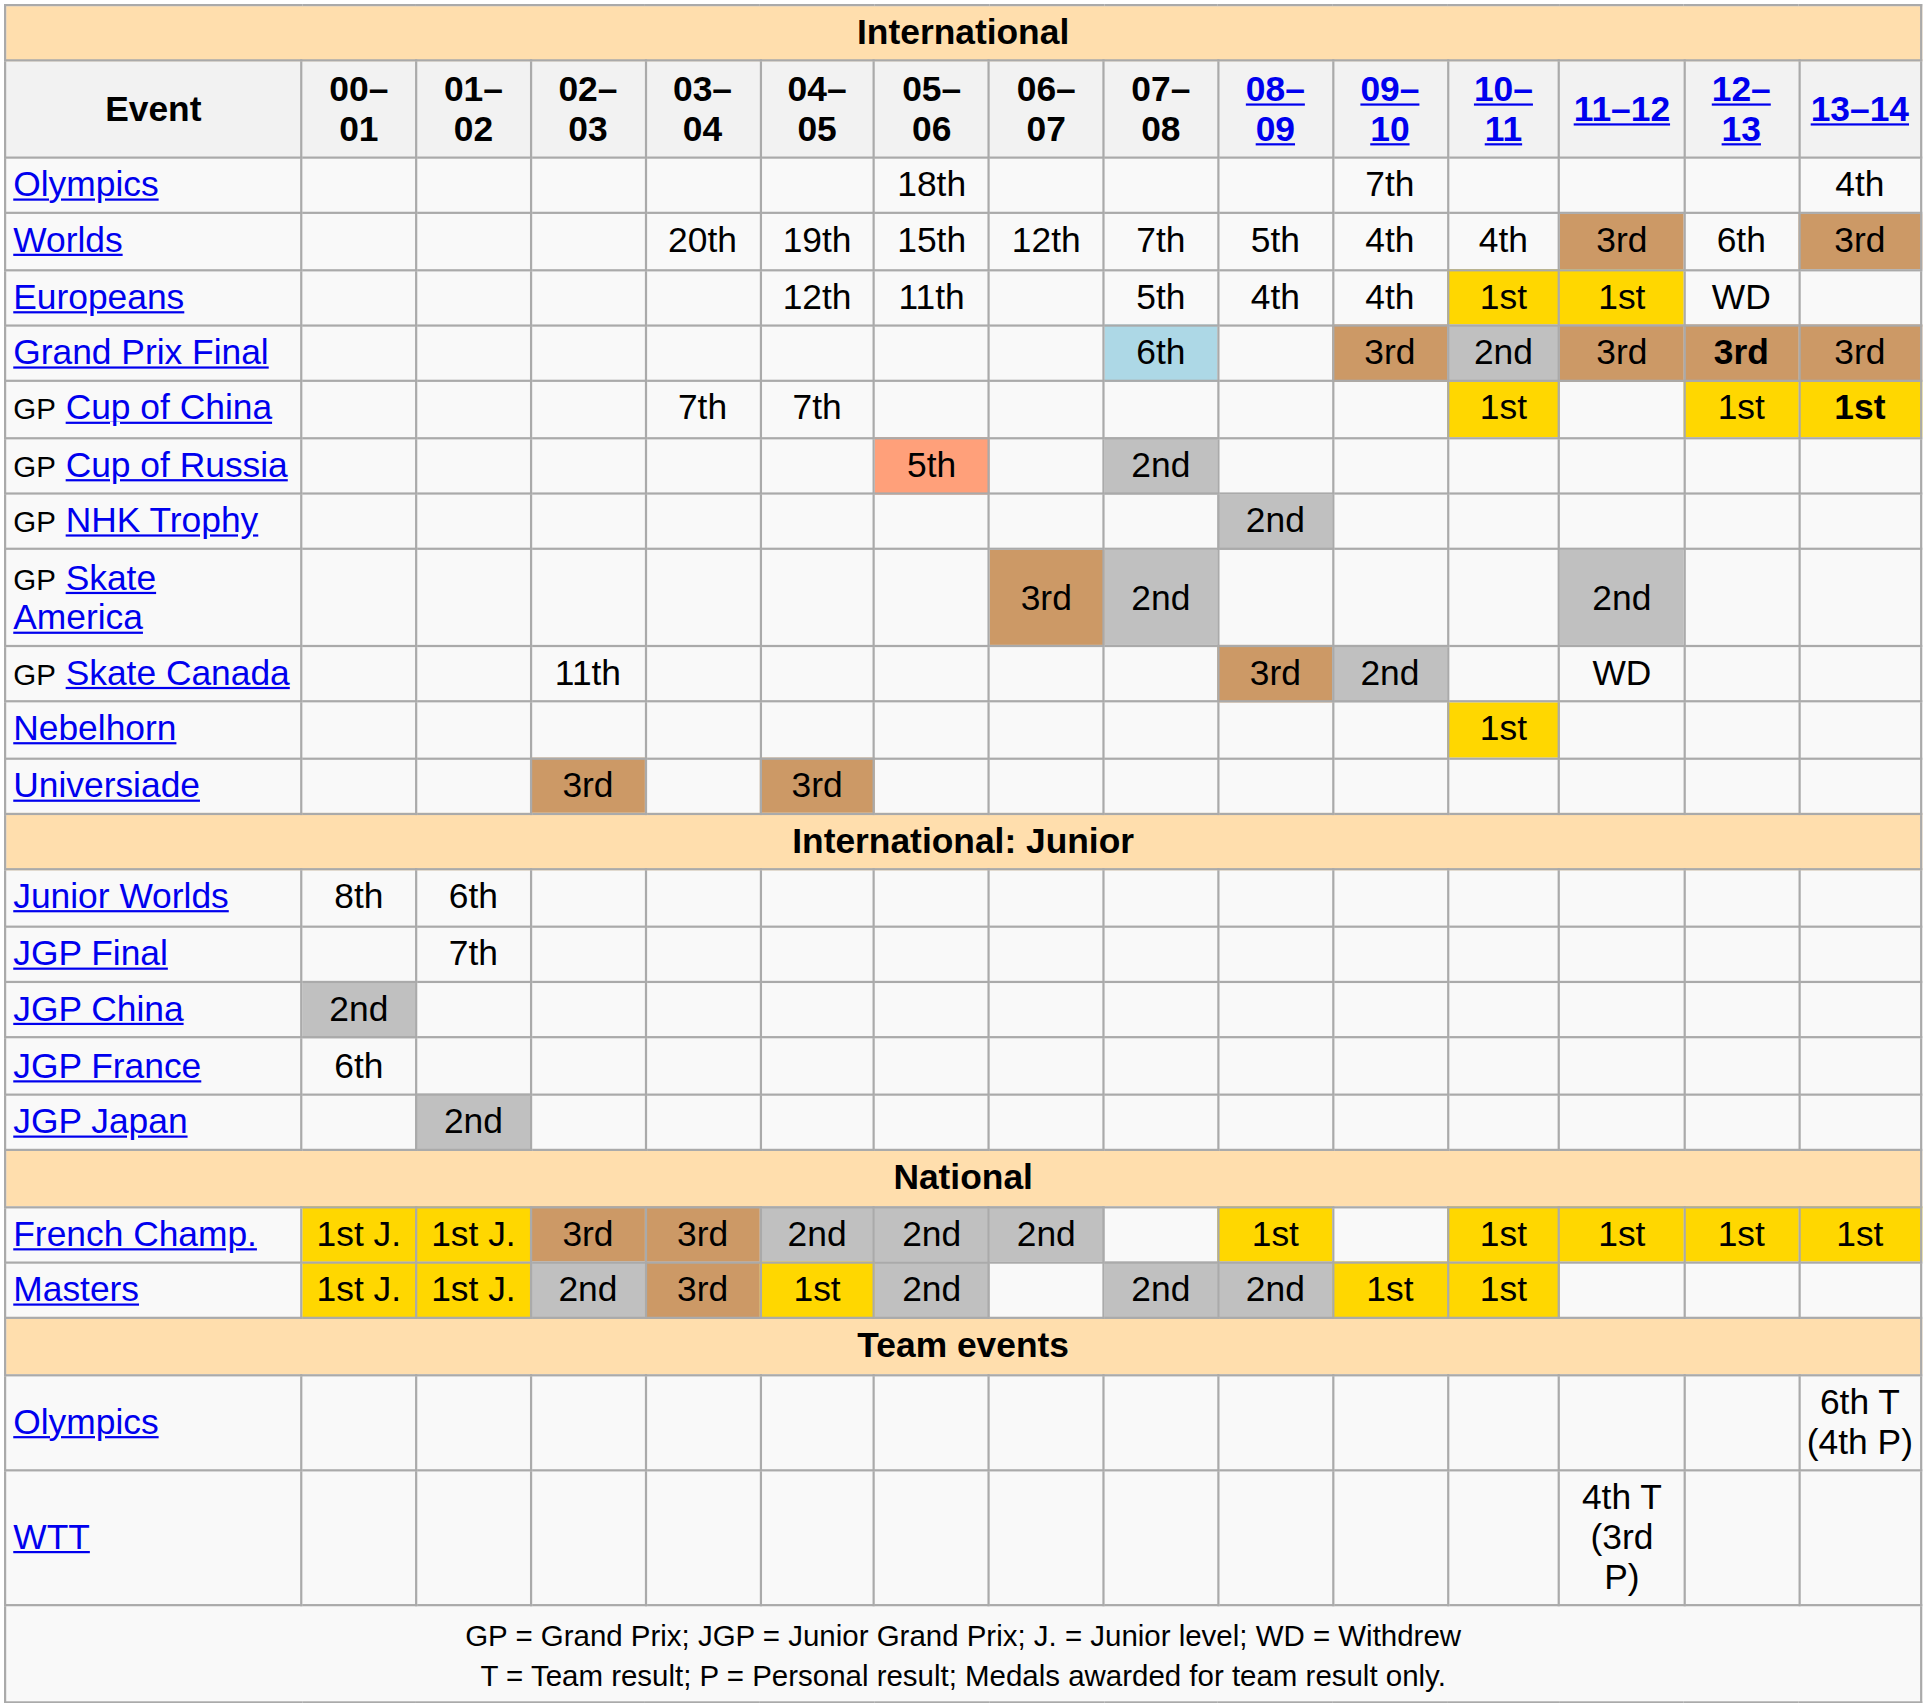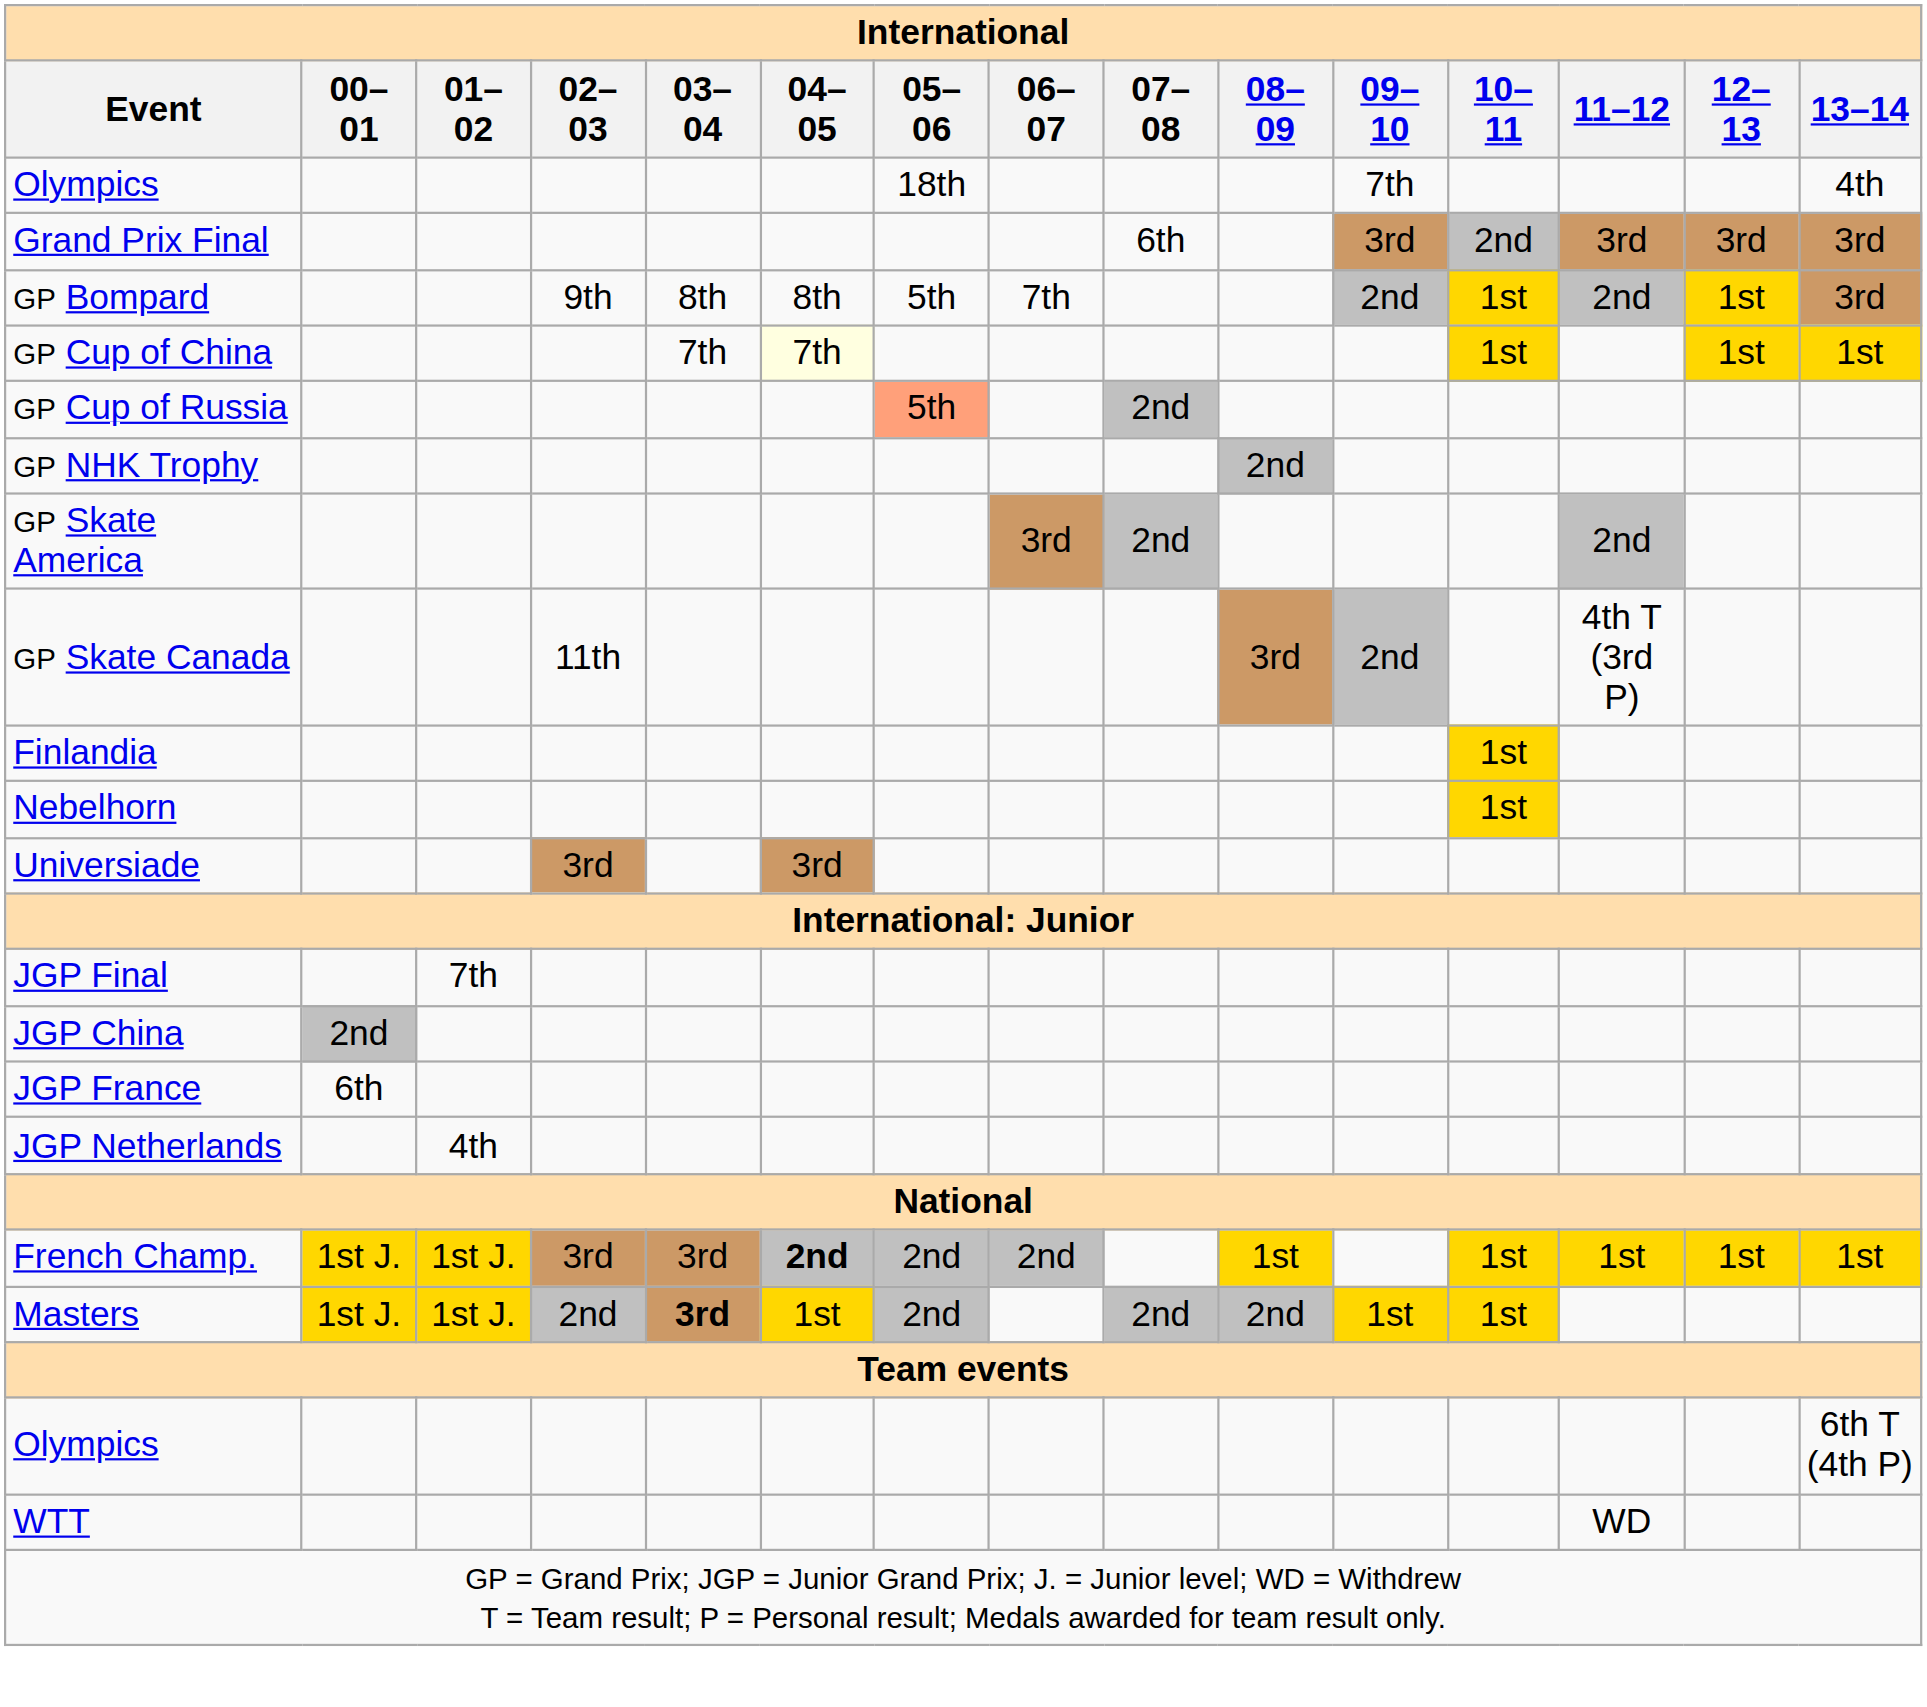- row: (68, 240)
- row: (99, 296)
(1161, 352) lightblue background -> (1161, 240) no background
(1741, 352) bold -> (1741, 240) normal
+ row: (111, 296)
(817, 408) no background -> (817, 352) lightyellow background
(1860, 408) bold -> (1860, 352) normal
(1622, 672) WD -> (1622, 656) 4th T (3rd P)
+ row: (85, 752)
- row: (121, 897)
- row: (100, 1121)
+ row: (148, 1144)
(817, 1233) normal -> (817, 1257) bold
(703, 1289) normal -> (703, 1313) bold
(1622, 1537) 4th T (3rd P) -> (1622, 1521) WD
